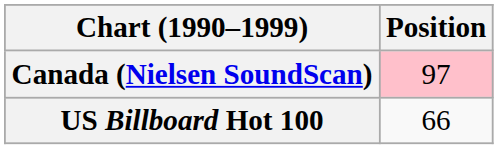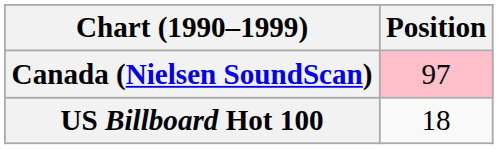(436, 119) 66 -> (436, 119) 18
